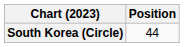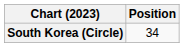(152, 33) 44 -> (152, 33) 34
